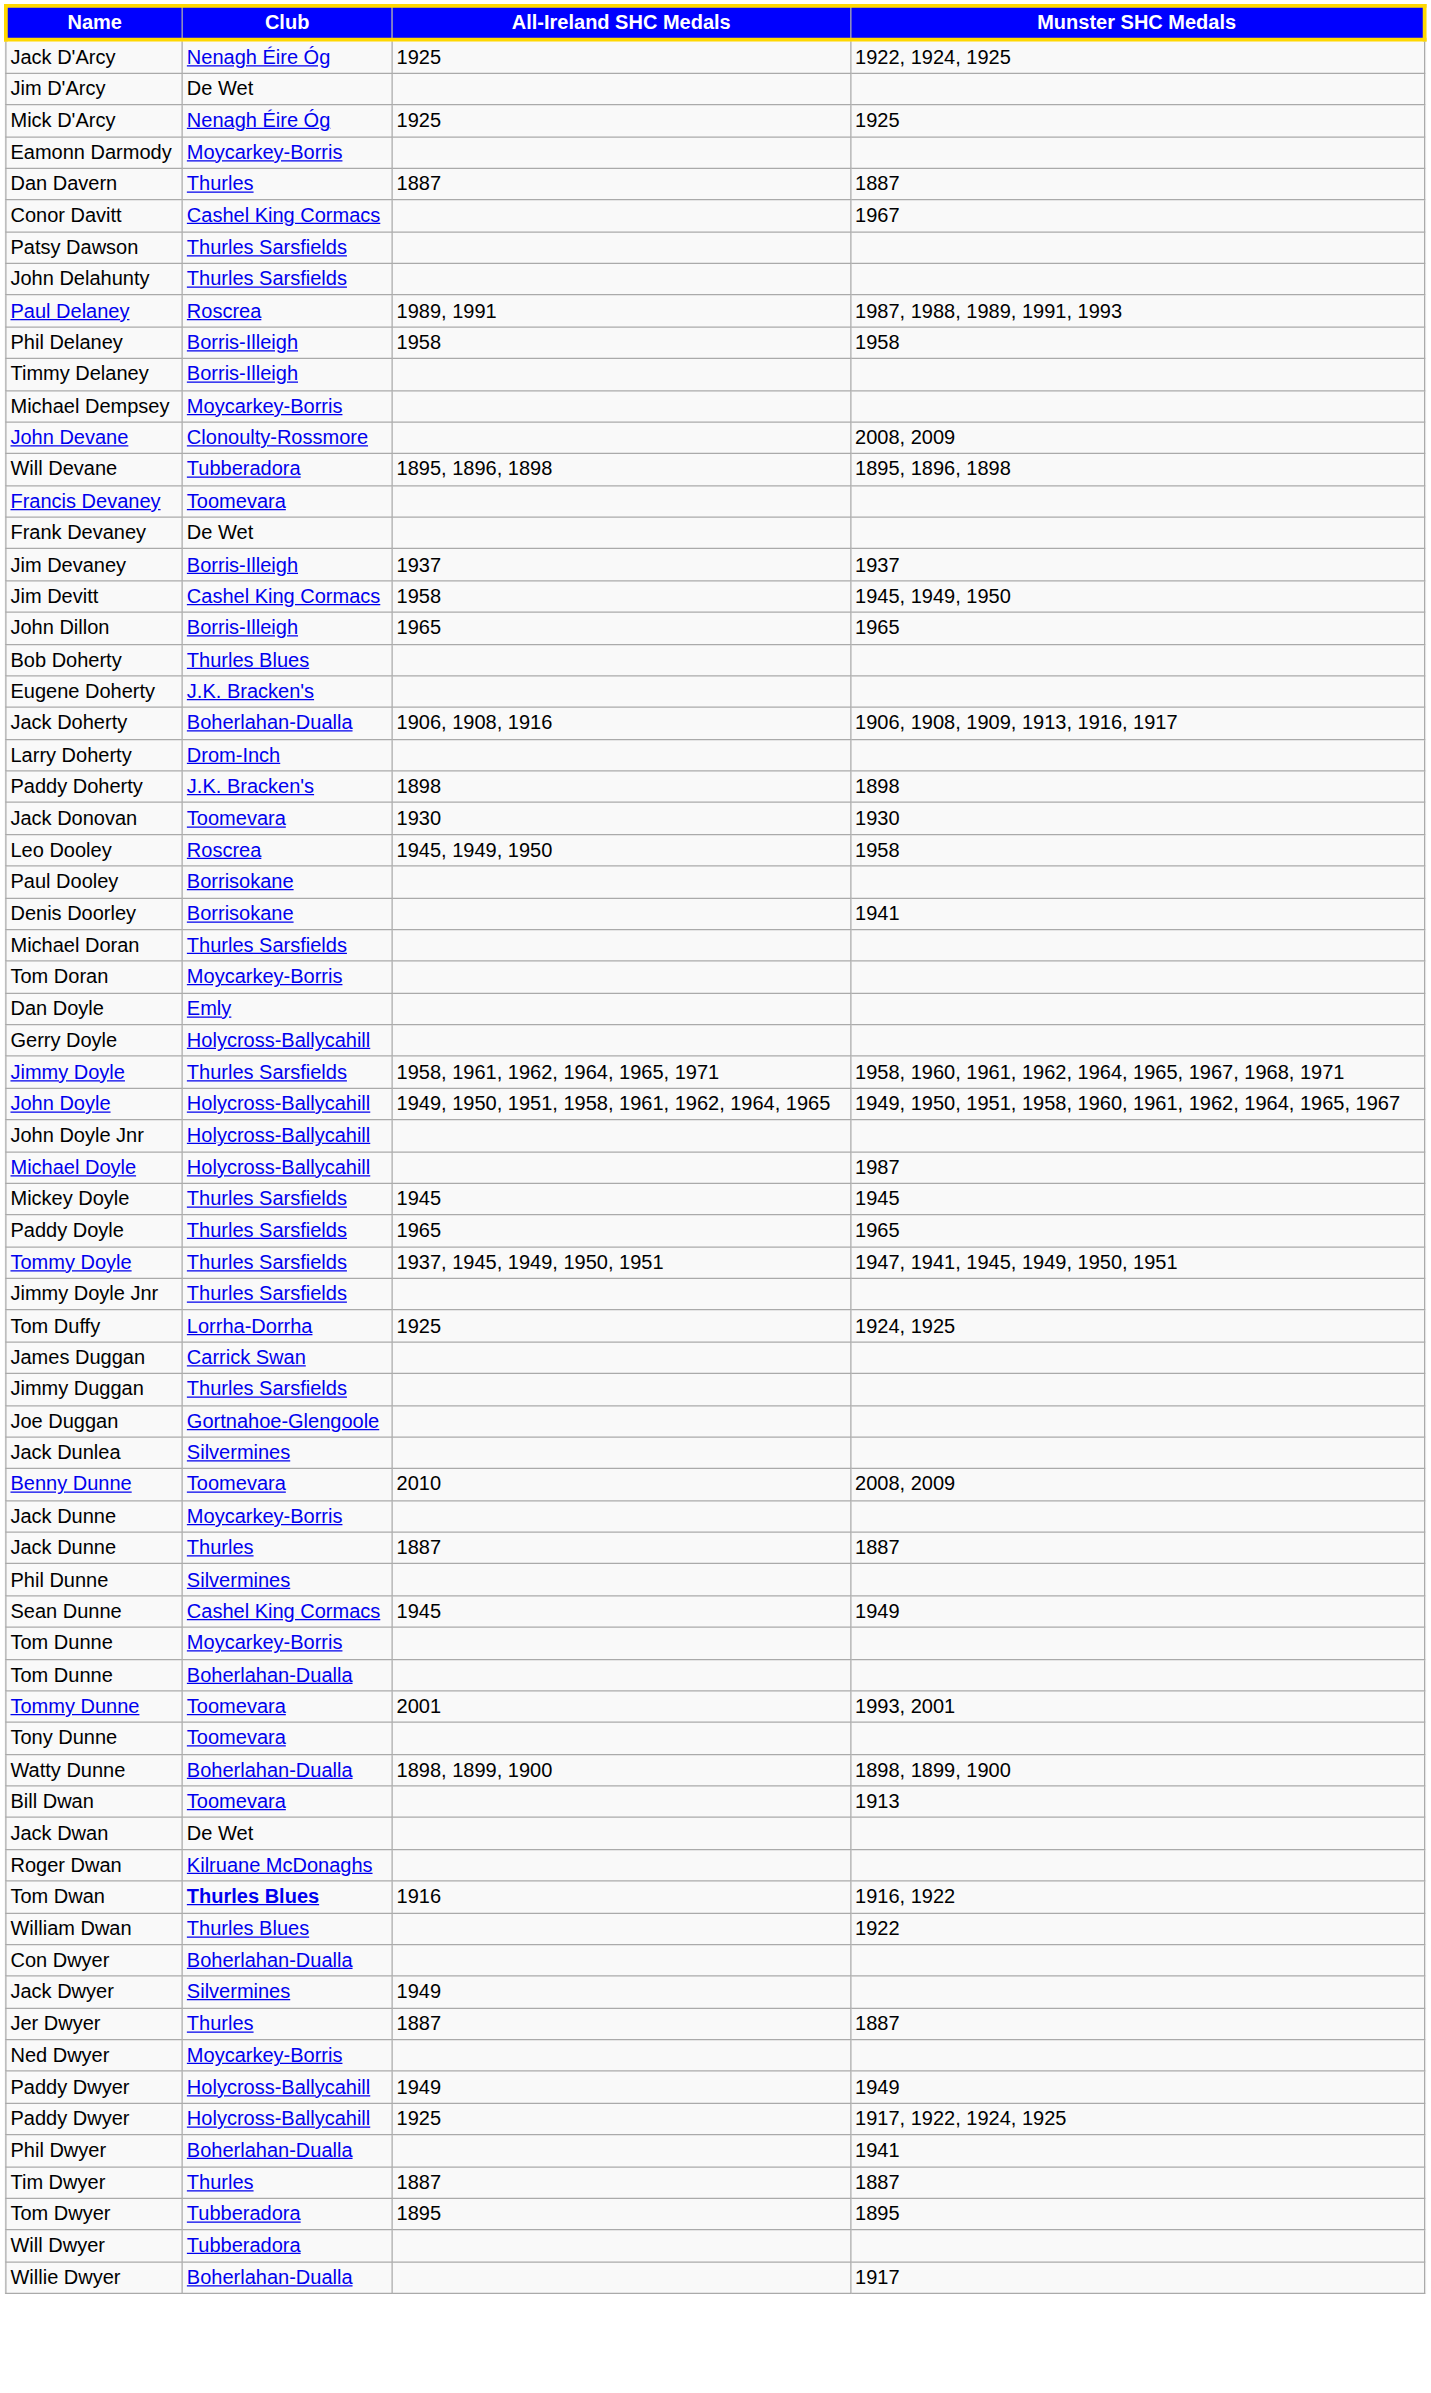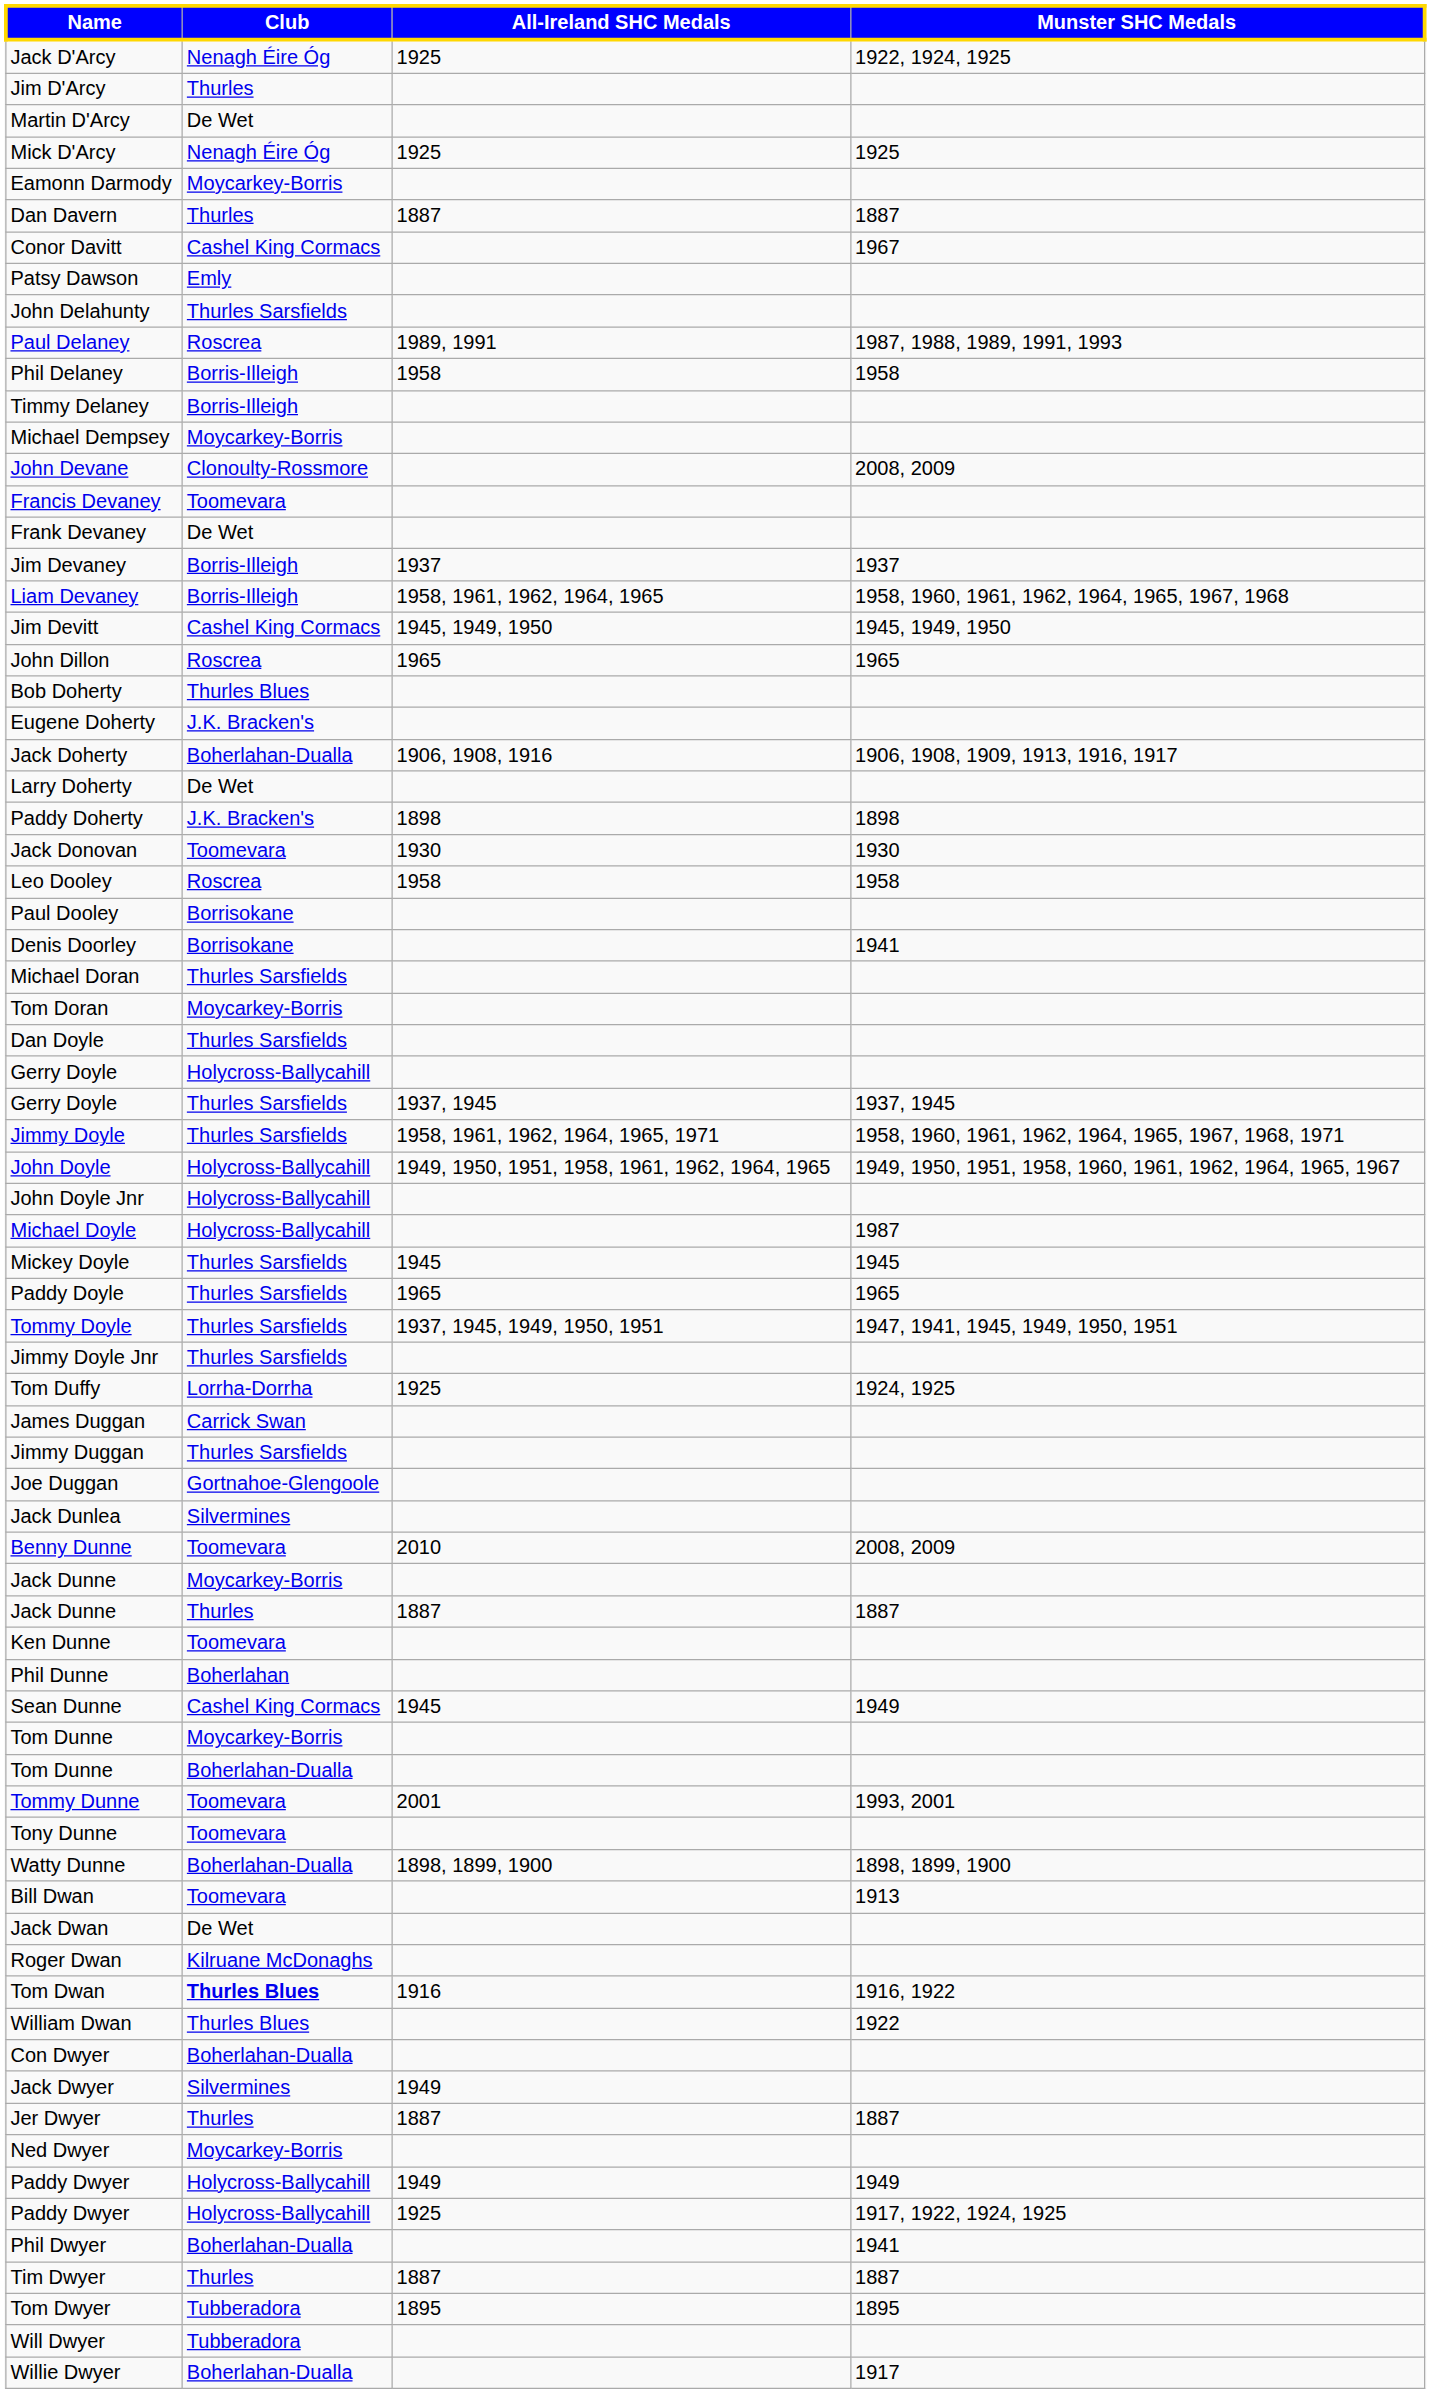(220, 88) De Wet -> (220, 88) Thurles
+ row: (70, 120)
(267, 247) Thurles Sarsfields -> (209, 279) Emly
- row: (64, 469)
+ row: (74, 596)
(419, 596) 1958 -> (474, 628) 1945, 1949, 1950
(242, 628) Borris-Illeigh -> (224, 659) Roscrea
(234, 754) Drom-Inch -> (220, 786) De Wet
(474, 850) 1945, 1949, 1950 -> (419, 881) 1958
(209, 1008) Emly -> (267, 1040) Thurles Sarsfields
+ row: (64, 1103)
+ row: (61, 1643)
(239, 1579) Silvermines -> (238, 1674) Boherlahan
